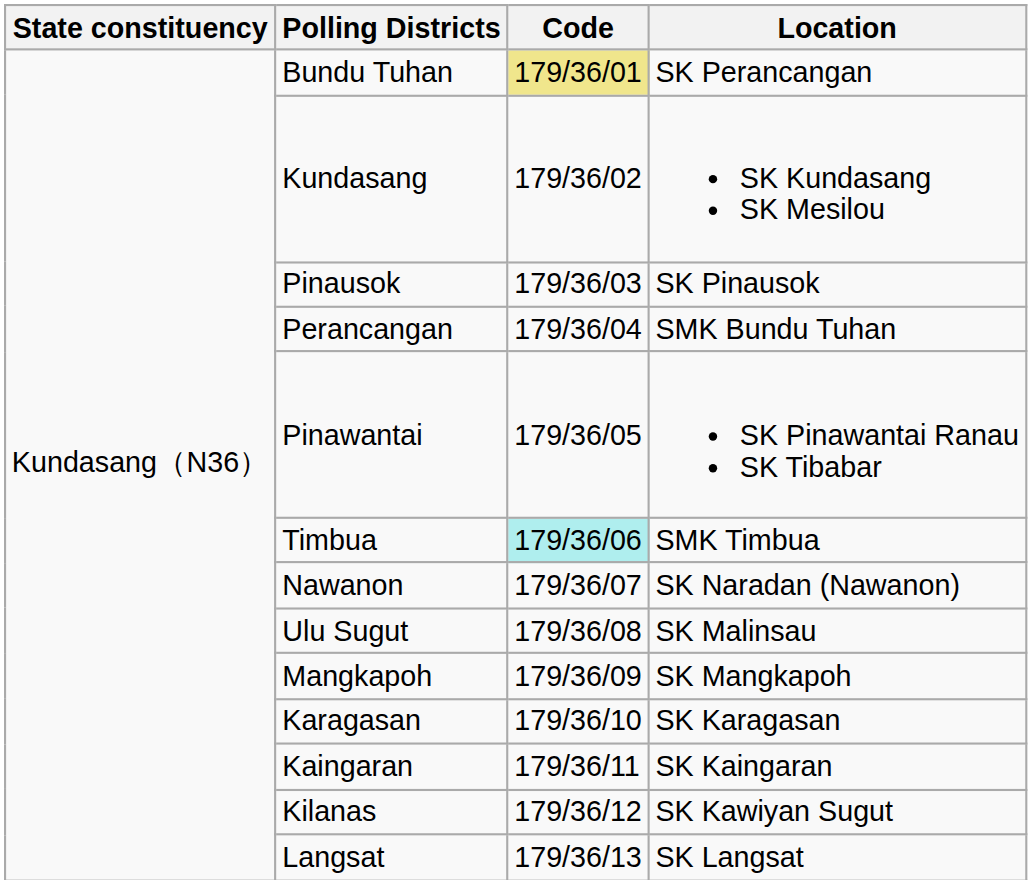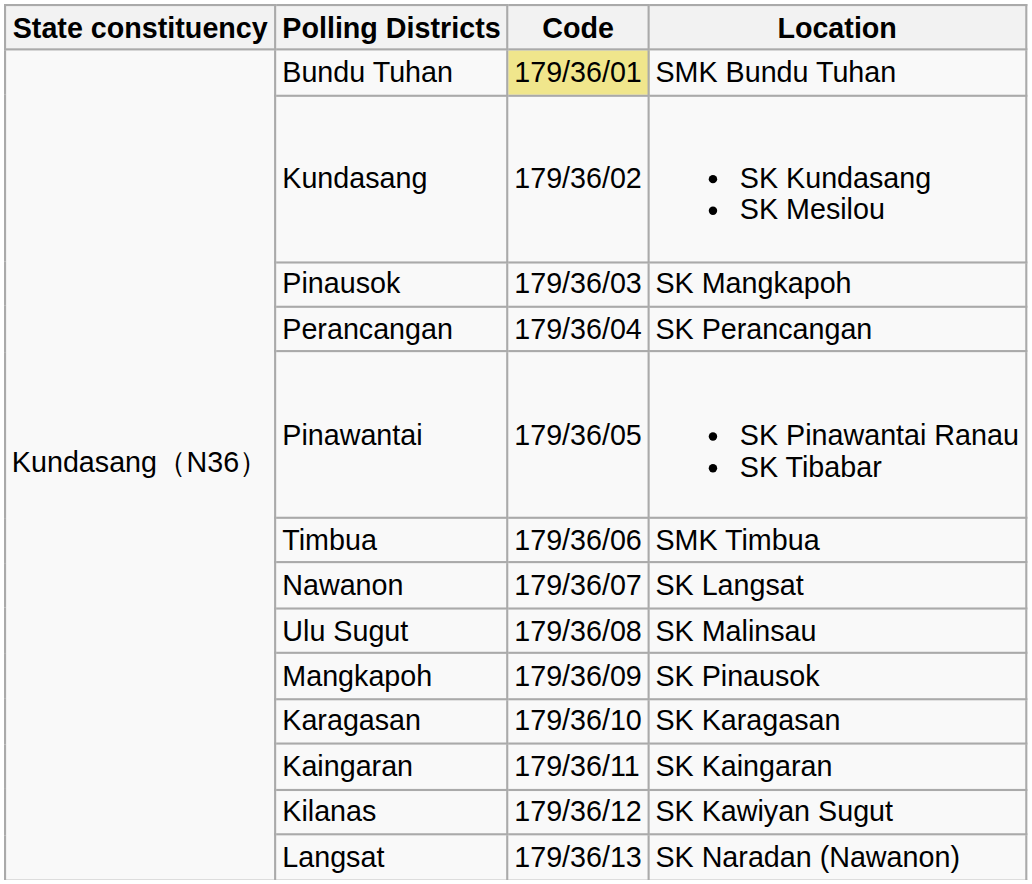(764, 72) SK Perancangan -> (776, 72) SMK Bundu Tuhan
(738, 284) SK Pinausok -> (753, 284) SK Mangkapoh
(776, 329) SMK Bundu Tuhan -> (764, 329) SK Perancangan
(578, 540) paleturquoise background -> (578, 540) no background
(808, 585) SK Naradan (Nawanon) -> (730, 585) SK Langsat
(753, 676) SK Mangkapoh -> (738, 676) SK Pinausok
(730, 857) SK Langsat -> (808, 857) SK Naradan (Nawanon)
